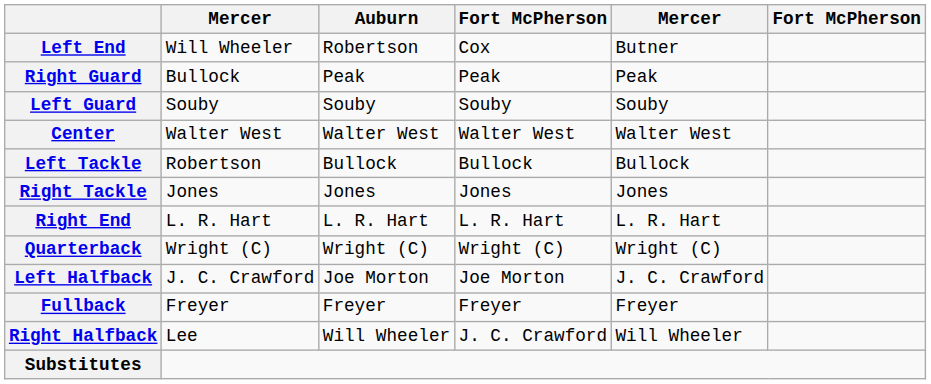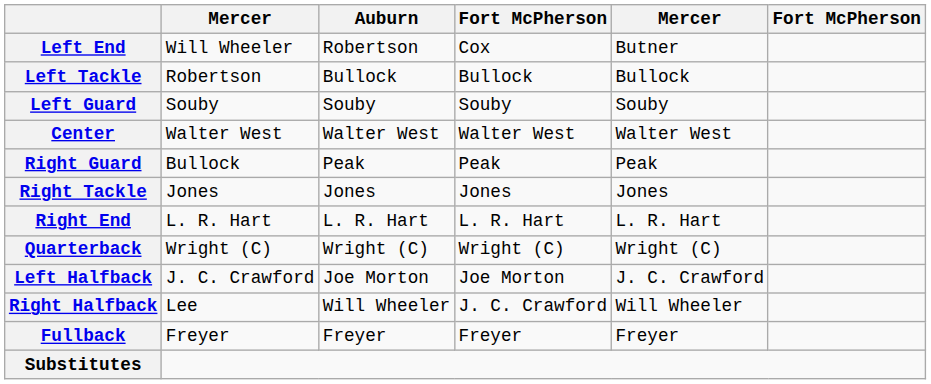rows swapped: (83, 163) <-> (83, 77)
rows swapped: (83, 336) <-> (83, 307)
